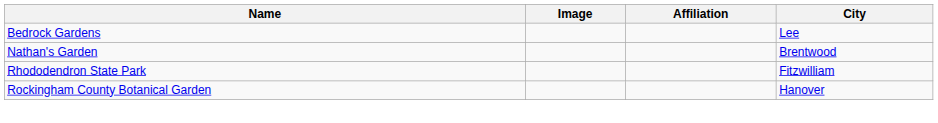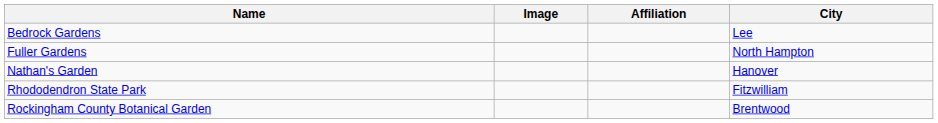+ row: (47, 52)
(808, 52) Brentwood -> (755, 71) Hanover
(802, 90) Hanover -> (761, 109) Brentwood
